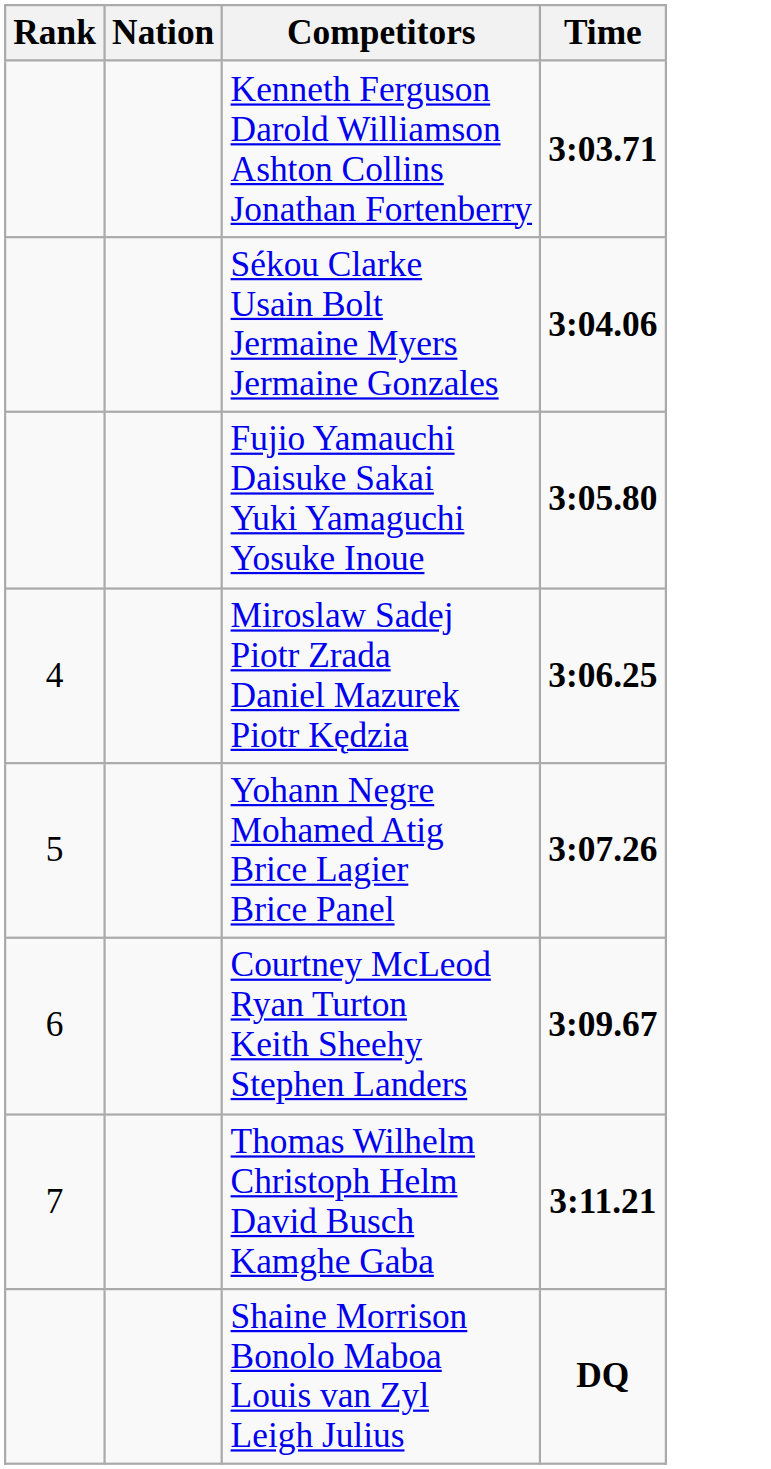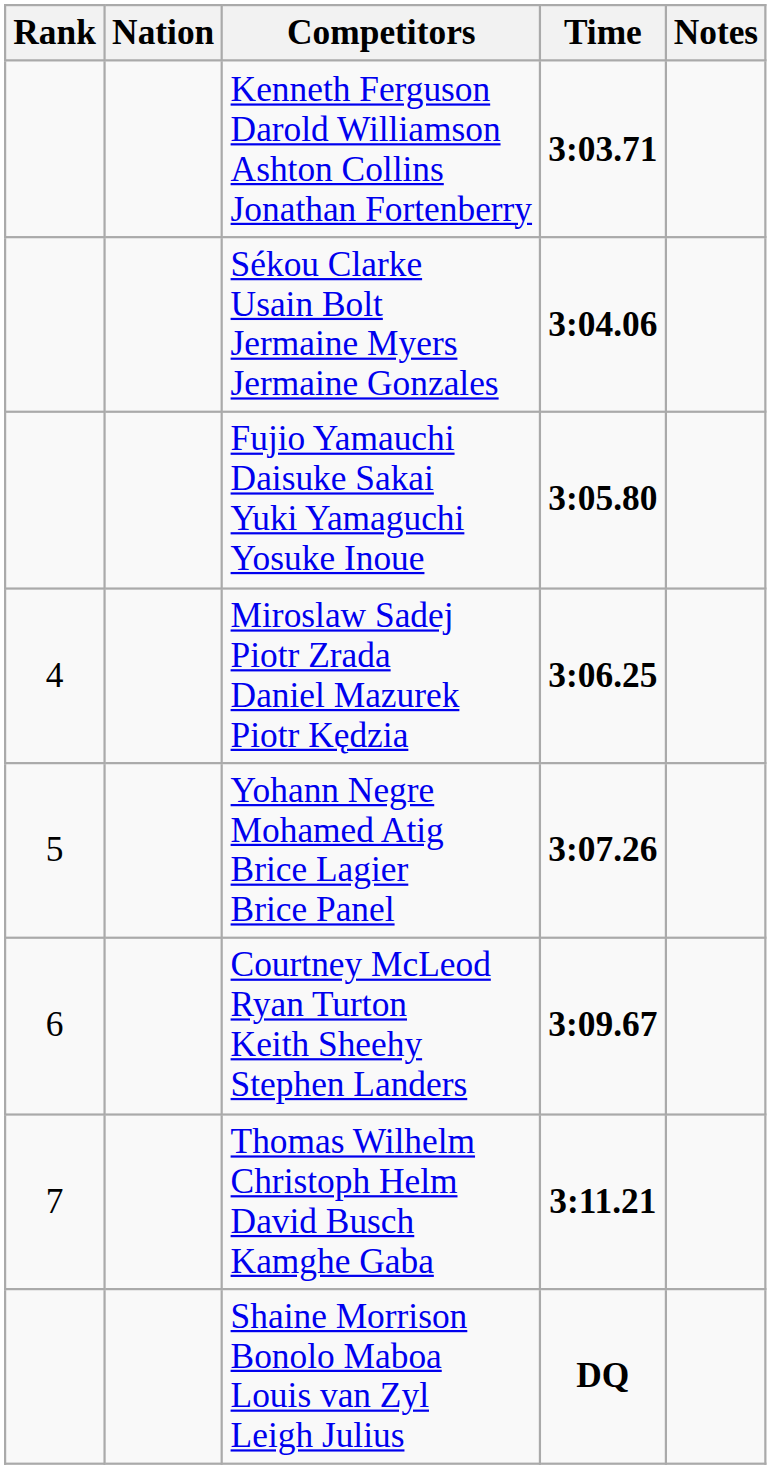+ column: (716, 32)
